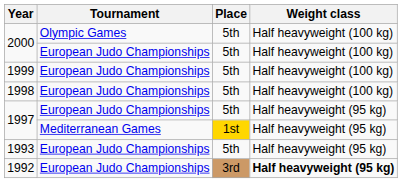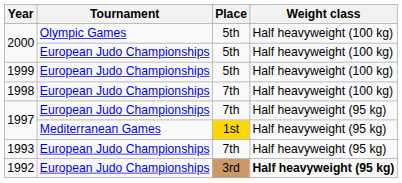(231, 91) 5th -> (231, 91) 7th
(231, 110) 5th -> (231, 110) 7th
(231, 149) 5th -> (231, 149) 7th
